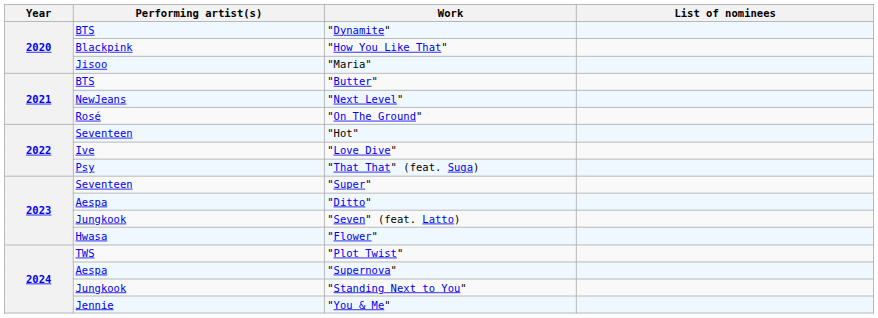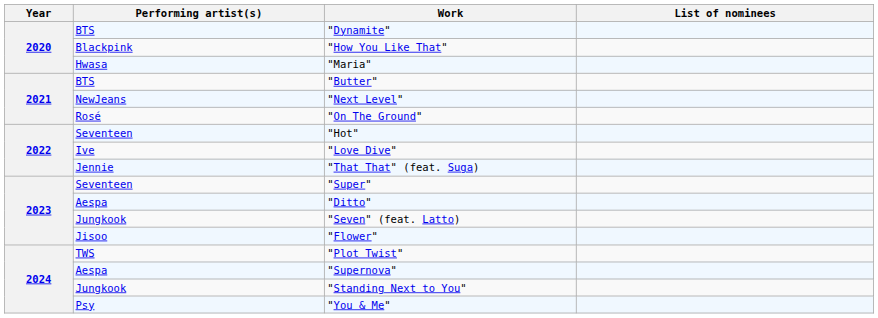(91, 64) Jisoo -> (91, 64) Hwasa
(85, 167) Psy -> (95, 167) Jennie
(91, 236) Hwasa -> (91, 236) Jisoo
(95, 305) Jennie -> (85, 305) Psy
